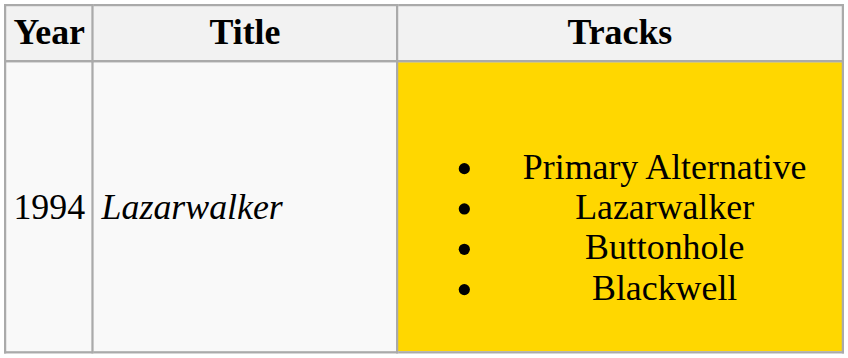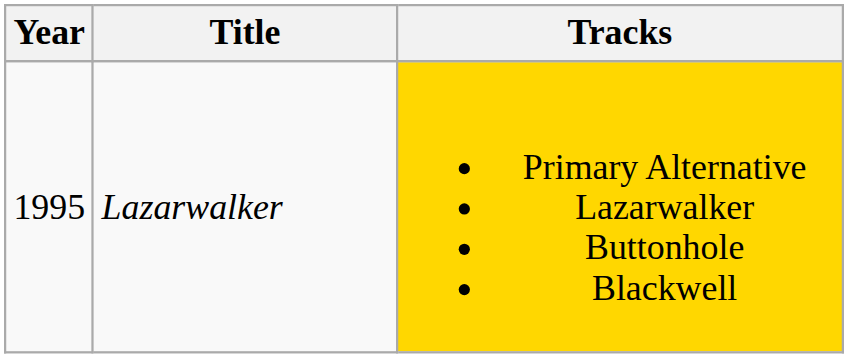(49, 206) 1994 -> (49, 206) 1995
